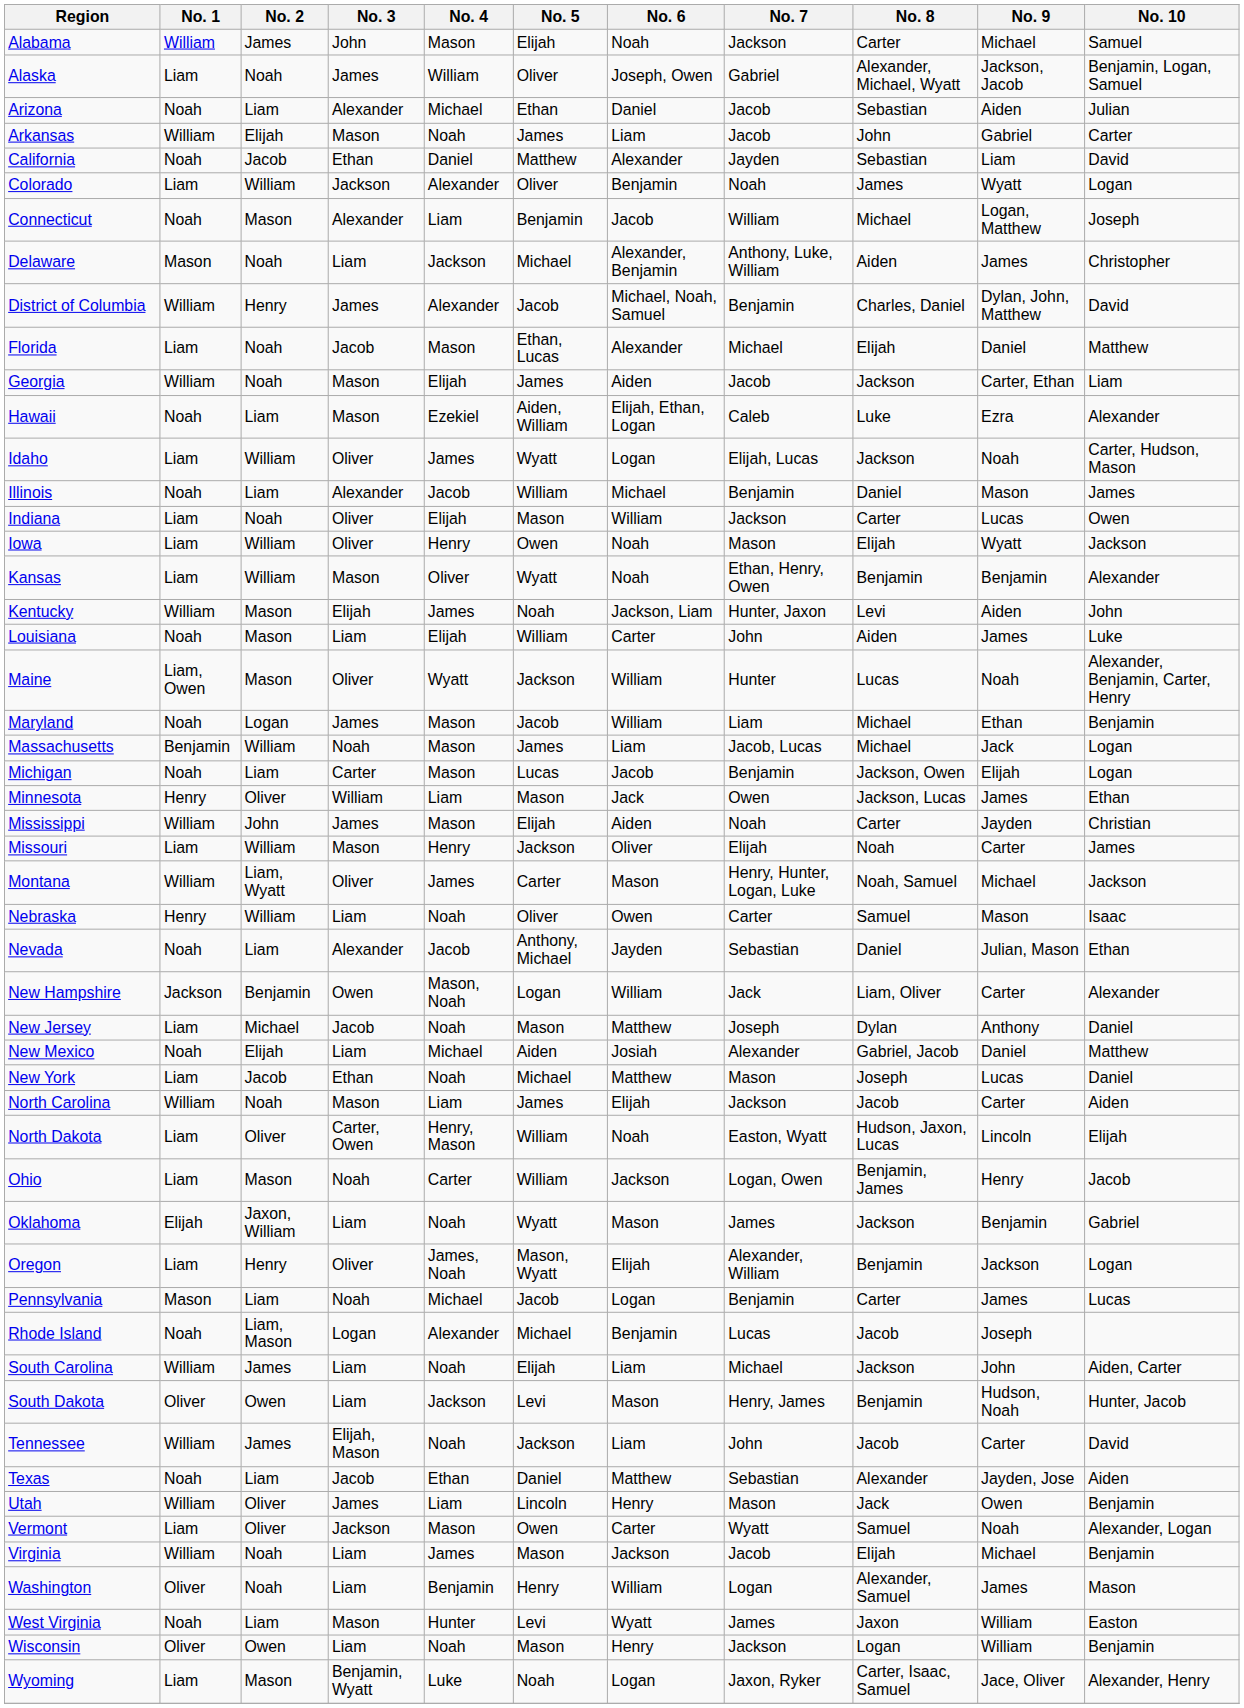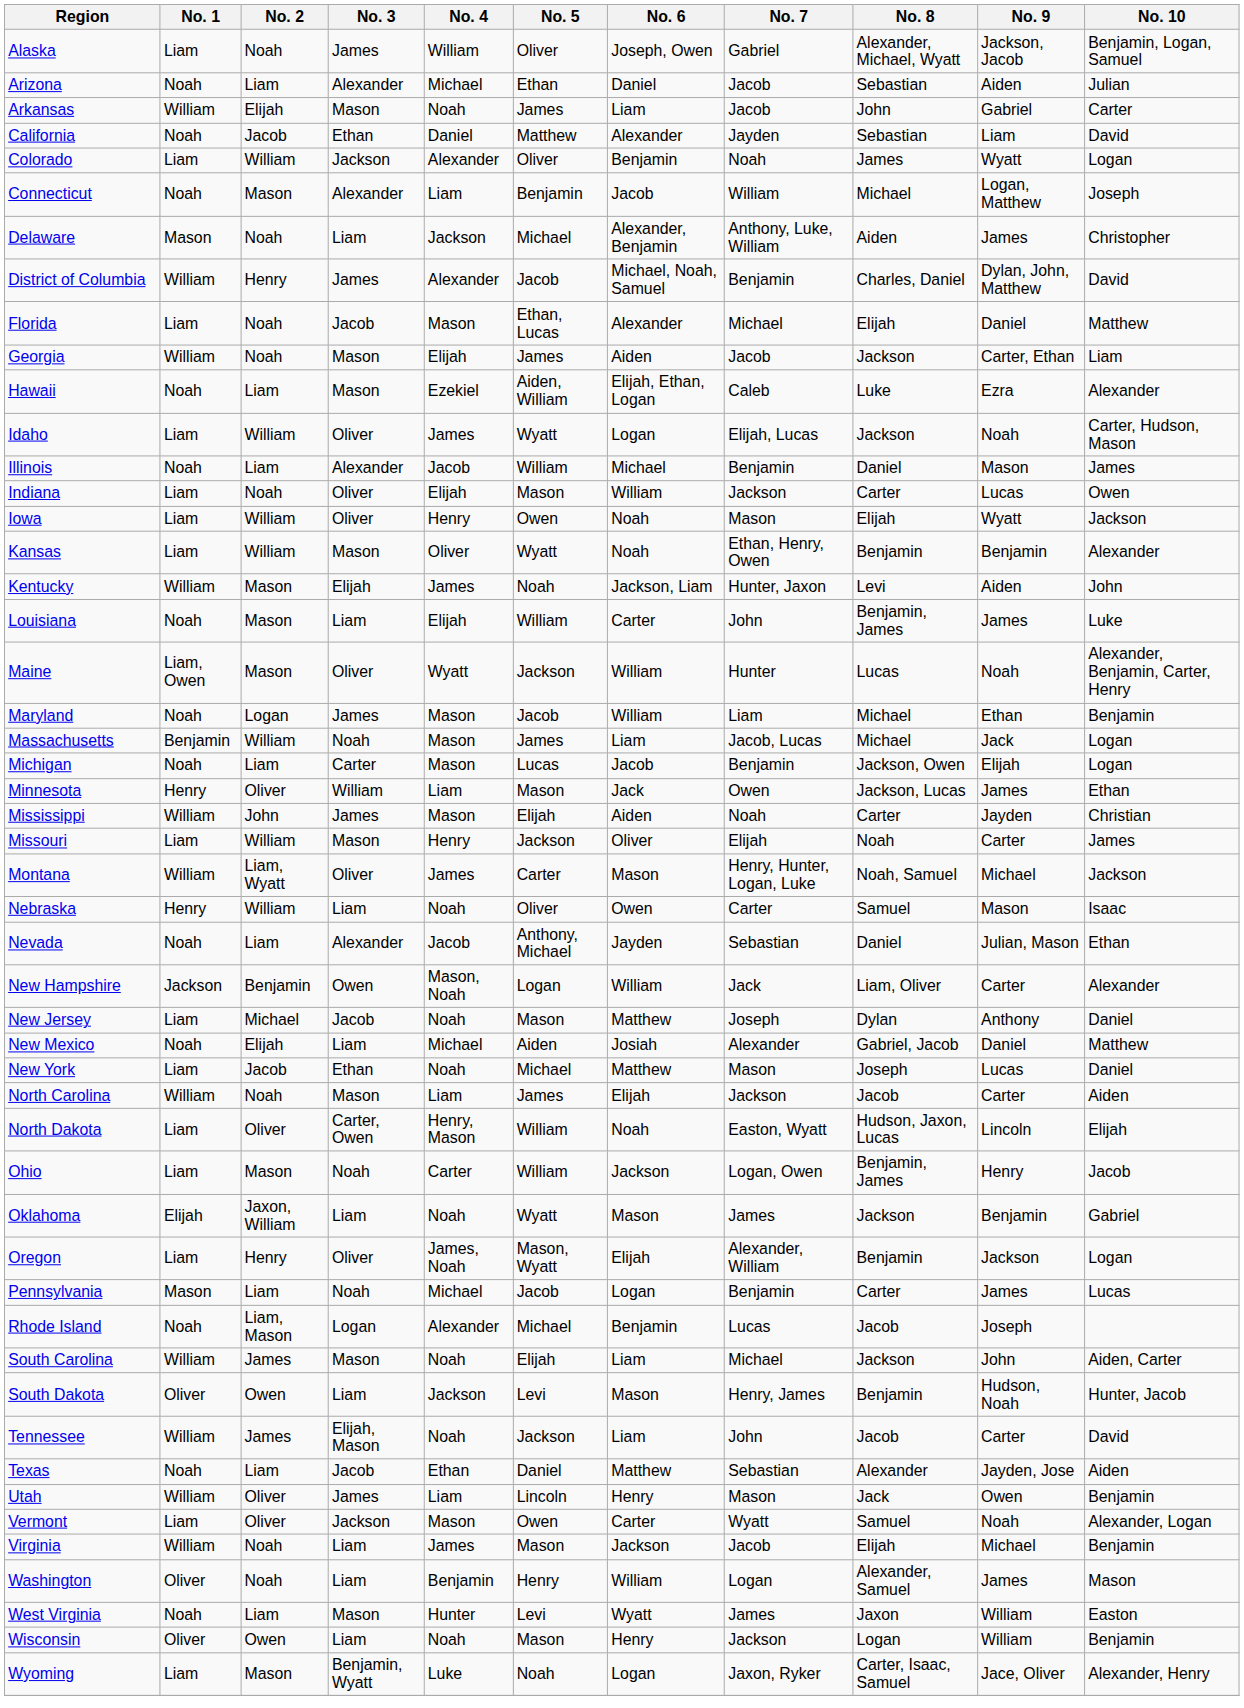- row: (39, 42)
(877, 636) Aiden -> (892, 620) Benjamin, James
(349, 1367) Liam -> (356, 1360) Mason
